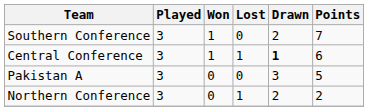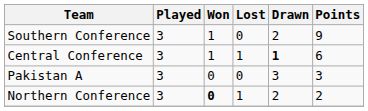(319, 35) 7 -> (319, 35) 9
(319, 76) 5 -> (319, 76) 3
(211, 96) normal -> (211, 96) bold
